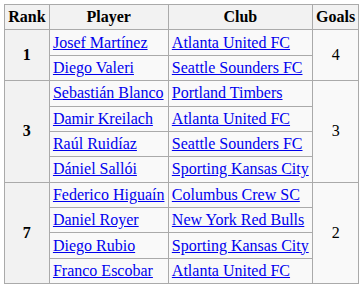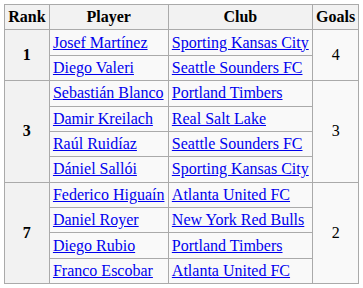(231, 42) Atlanta United FC -> (240, 42) Sporting Kansas City
(231, 118) Atlanta United FC -> (219, 118) Real Salt Lake
(236, 194) Columbus Crew SC -> (231, 194) Atlanta United FC
(240, 245) Sporting Kansas City -> (227, 245) Portland Timbers
